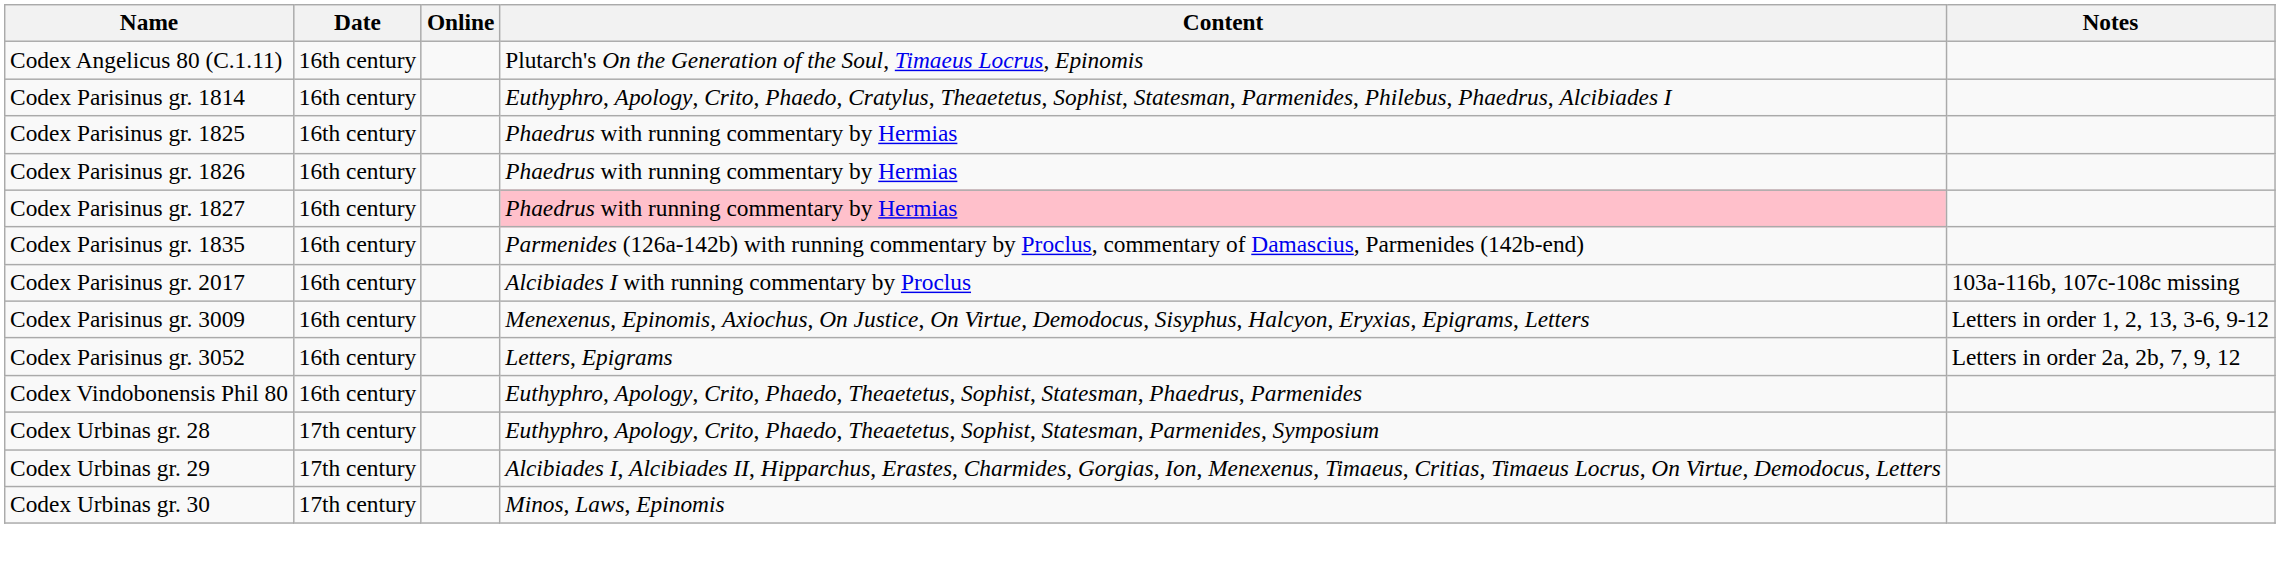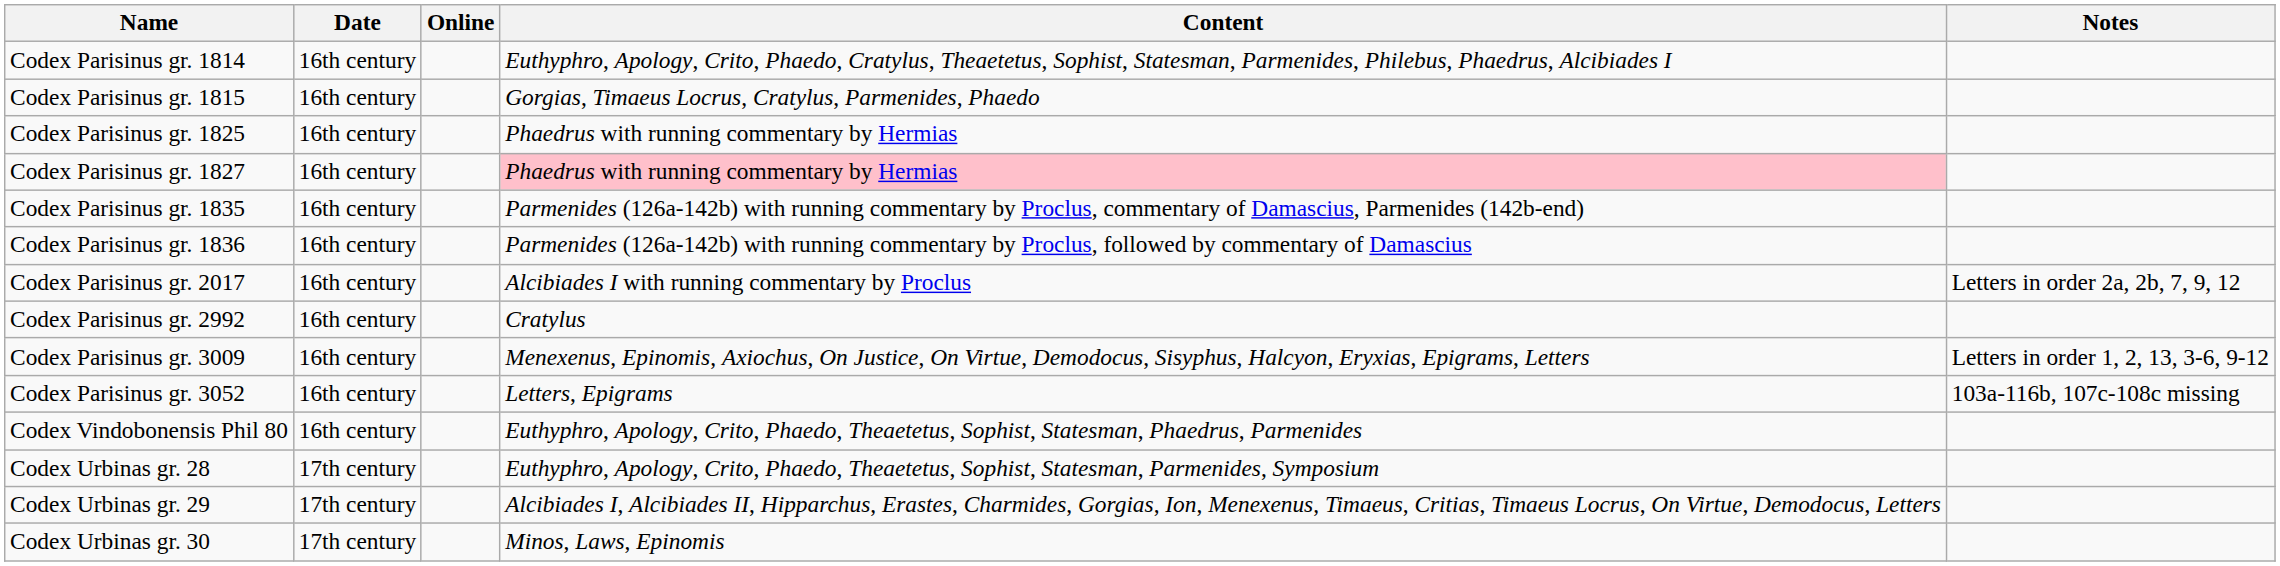- row: (146, 60)
+ row: (128, 97)
- row: (128, 171)
+ row: (128, 245)
(2096, 282) 103a-116b, 107c-108c missing -> (2096, 282) Letters in order 2a, 2b, 7, 9, 12
+ row: (128, 319)
(2096, 356) Letters in order 2a, 2b, 7, 9, 12 -> (2096, 393) 103a-116b, 107c-108c missing
